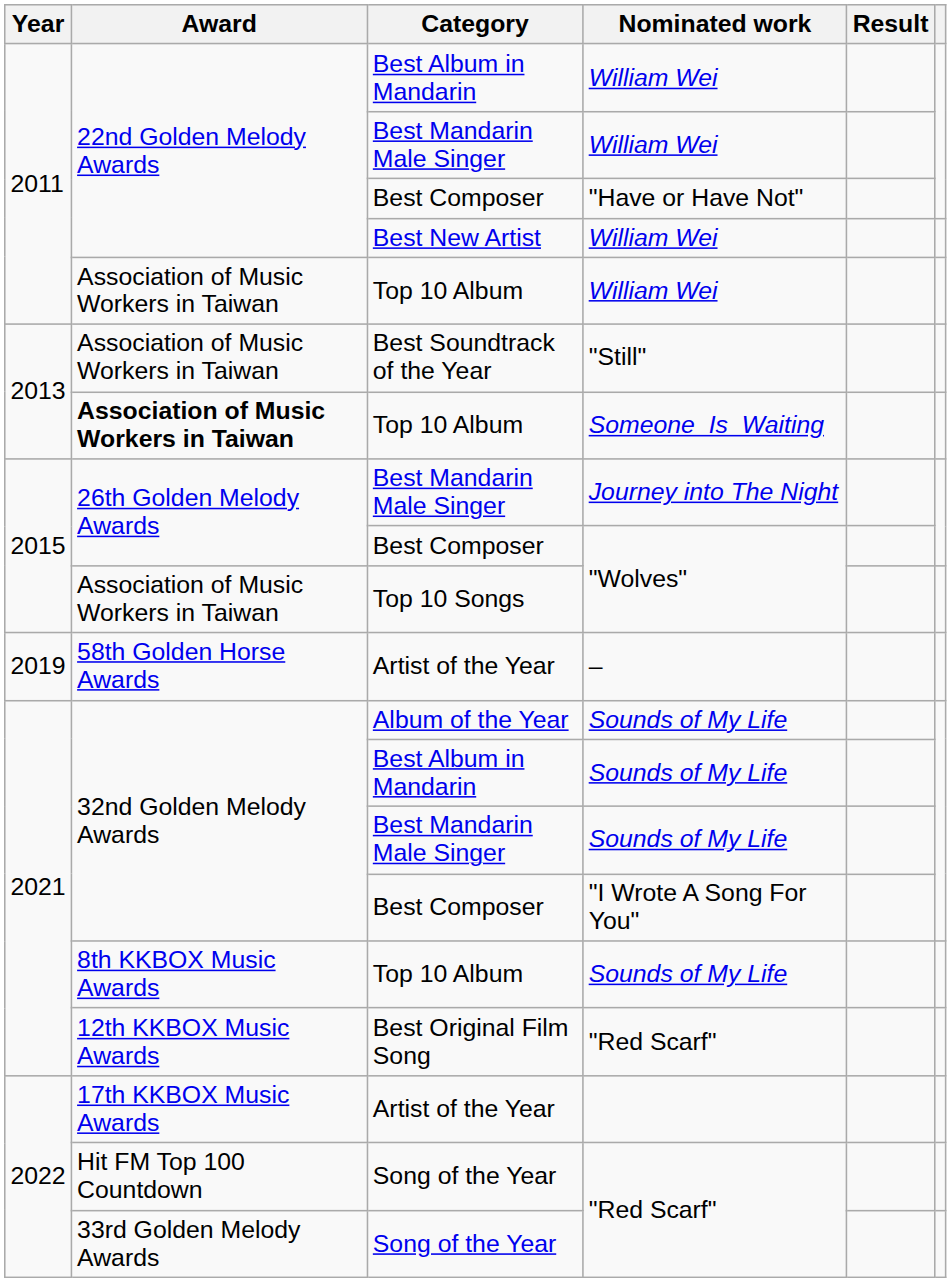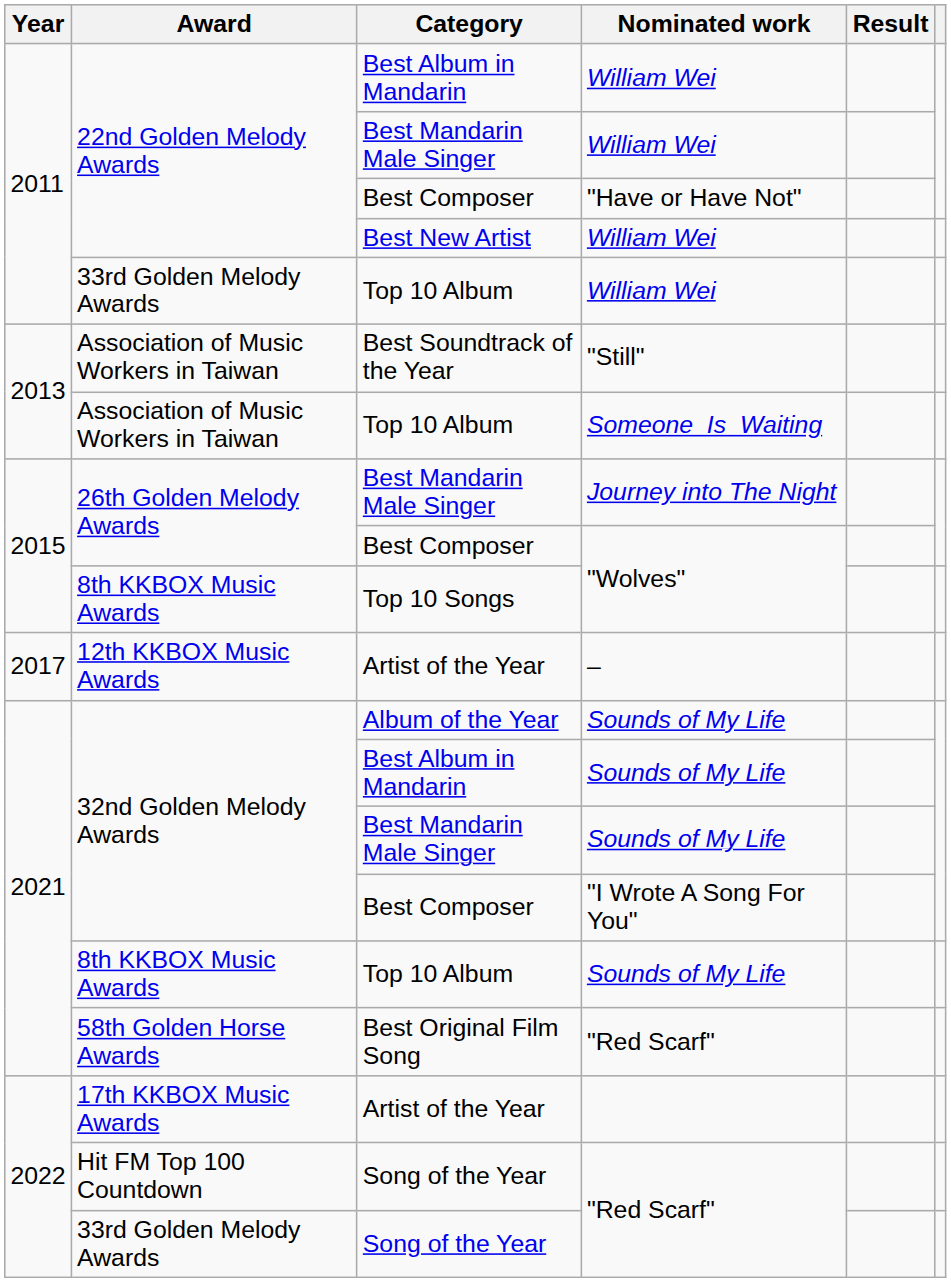(190, 290) Association of Music Workers in Taiwan -> (189, 290) 33rd Golden Melody Awards
(201, 425) bold -> (190, 425) normal
(190, 598) Association of Music Workers in Taiwan -> (176, 598) 8th KKBOX Music Awards
(38, 666) 2019 -> (38, 666) 2017
(181, 666) 58th Golden Horse Awards -> (183, 666) 12th KKBOX Music Awards
(183, 1041) 12th KKBOX Music Awards -> (181, 1041) 58th Golden Horse Awards
